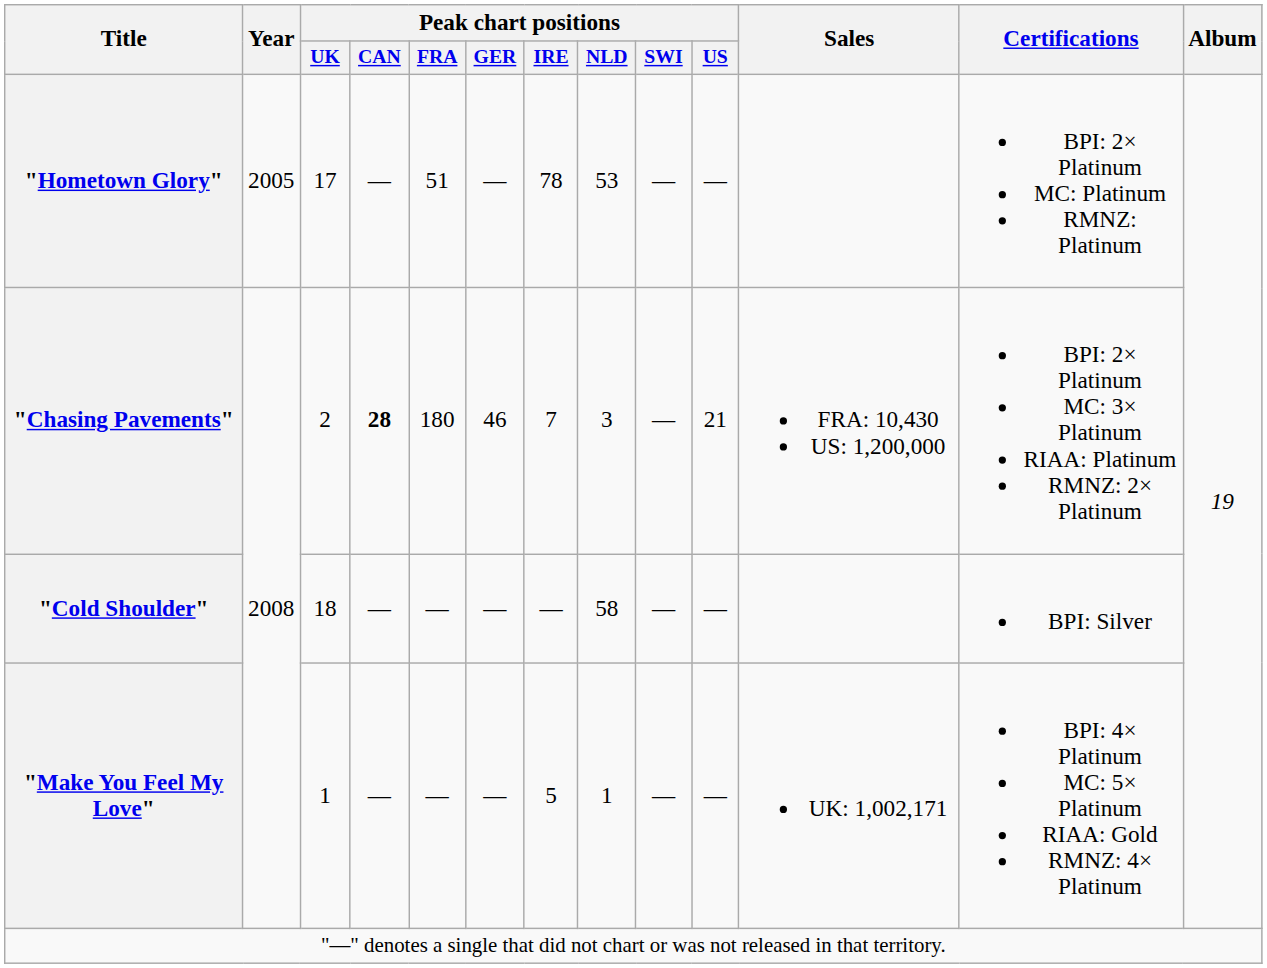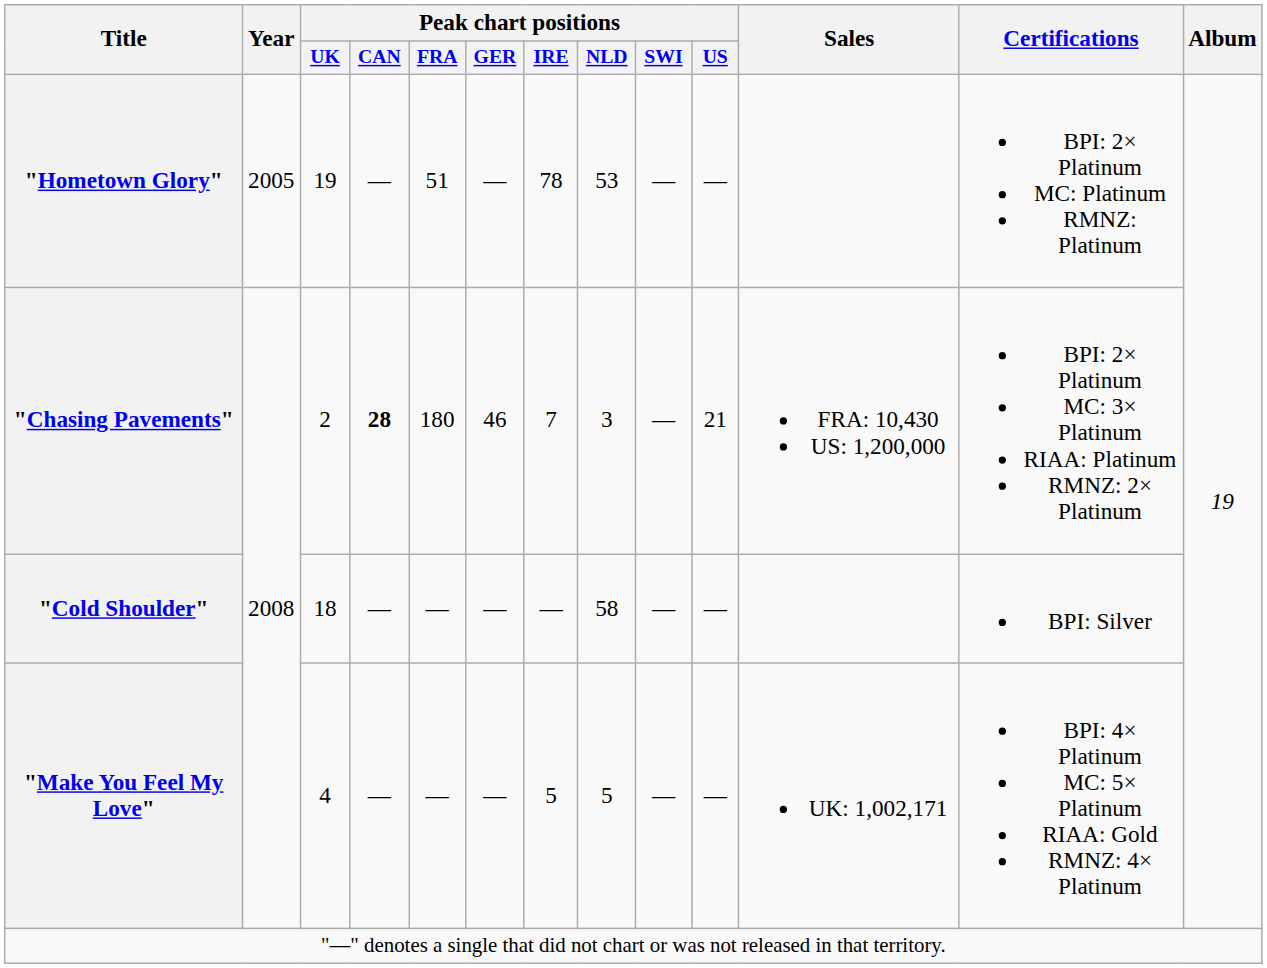(325, 180) 17 -> (325, 180) 19
(325, 795) 1 -> (325, 795) 4
(607, 795) 1 -> (607, 795) 5
